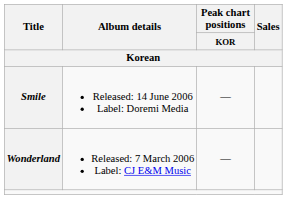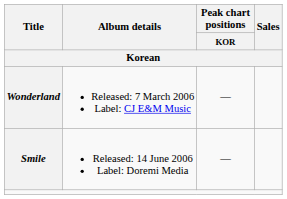rows swapped: (33, 159) <-> (33, 97)
